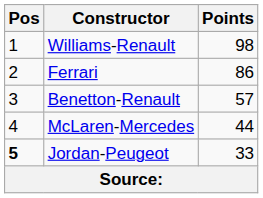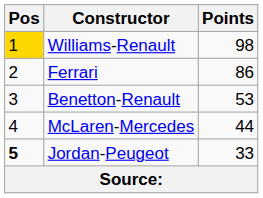(13, 45) no background -> (13, 45) gold background
(245, 99) 57 -> (245, 99) 53
